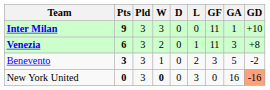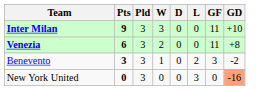- column: (234, 12)
(196, 45) 1 -> (196, 45) 0
(161, 77) bold -> (161, 77) normal
